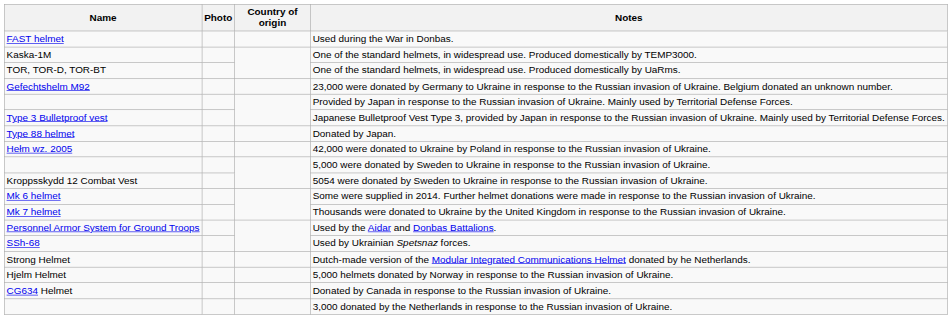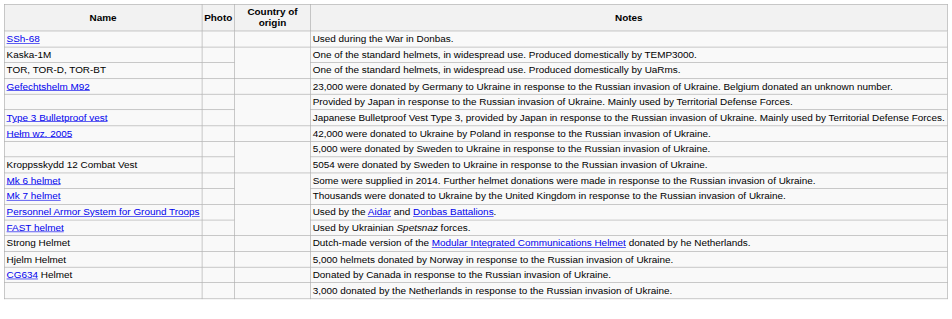(35, 39) FAST helmet -> (23, 39) SSh-68
- row: (354, 133)
(23, 243) SSh-68 -> (35, 228) FAST helmet
